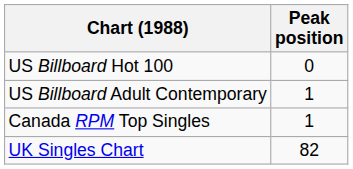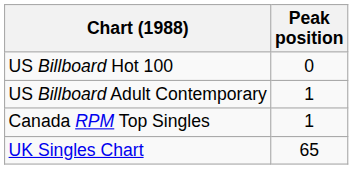(309, 149) 82 -> (309, 149) 65
